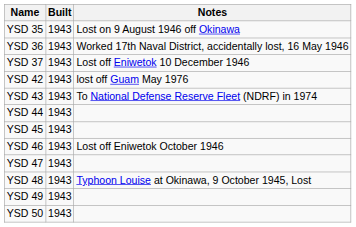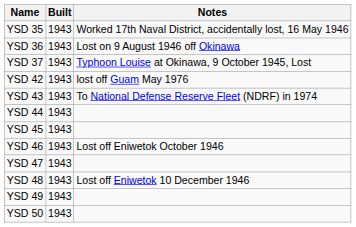(158, 29) Lost on 9 August 1946 off Okinawa -> (212, 29) Worked 17th Naval District, accidentally lost, 16 May 1946
(212, 46) Worked 17th Naval District, accidentally lost, 16 May 1946 -> (158, 46) Lost on 9 August 1946 off Okinawa
(163, 63) Lost off Eniwetok 10 December 1946 -> (194, 63) Typhoon Louise at Okinawa, 9 October 1945, Lost
(194, 180) Typhoon Louise at Okinawa, 9 October 1945, Lost -> (163, 180) Lost off Eniwetok 10 December 1946
